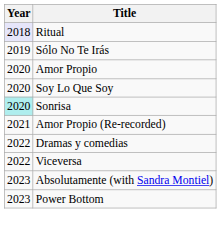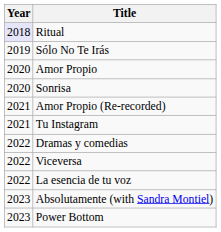- row: (75, 87)
(19, 106) paleturquoise background -> (19, 87) no background
+ row: (67, 124)
+ row: (83, 180)
